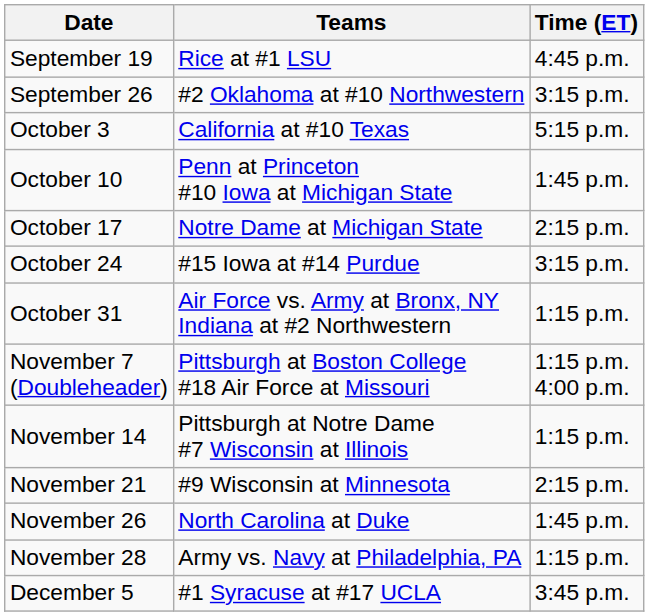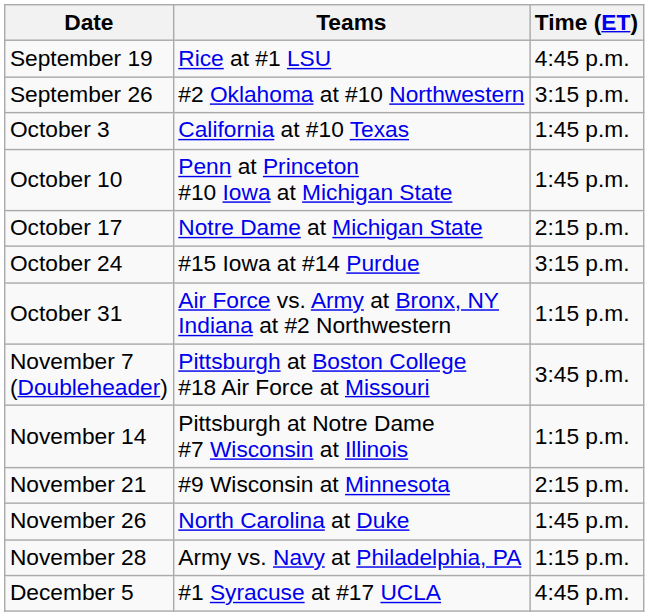(582, 130) 5:15 p.m. -> (582, 130) 1:45 p.m.
(582, 374) 1:15 p.m. 4:00 p.m. -> (582, 374) 3:45 p.m.
(582, 593) 3:45 p.m. -> (582, 593) 4:45 p.m.
